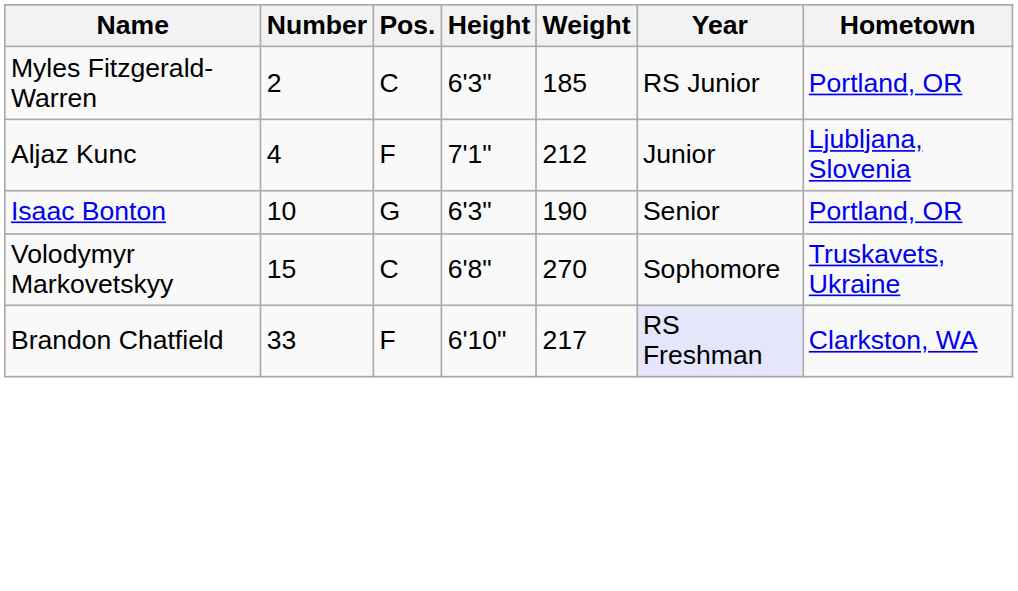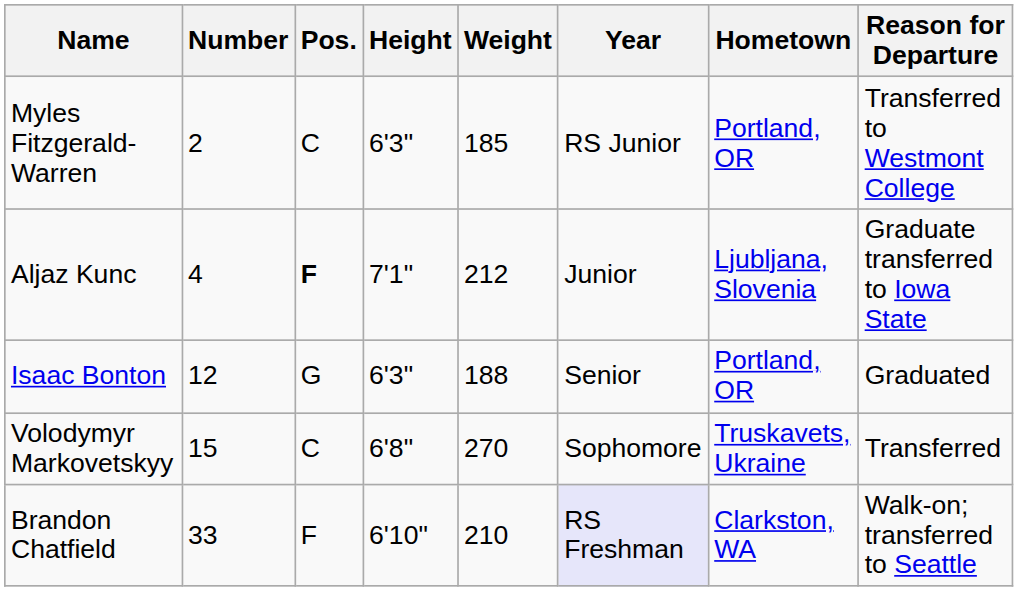+ column: (935, 40)
(388, 154) normal -> (309, 274) bold
(282, 211) 10 -> (203, 376) 12
(565, 211) 190 -> (486, 376) 188
(565, 340) 217 -> (486, 534) 210
